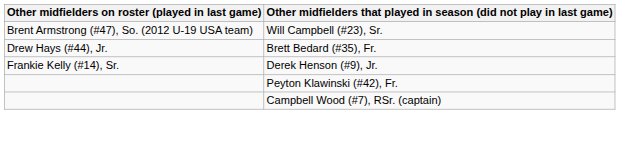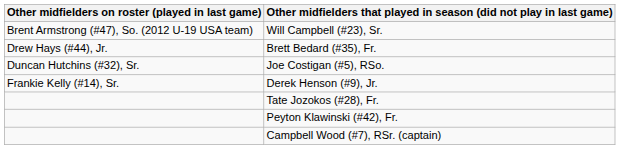+ row: (325, 65)
+ row: (323, 100)
